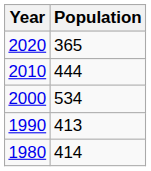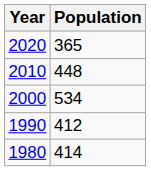(68, 71) 444 -> (68, 71) 448
(68, 125) 413 -> (68, 125) 412
